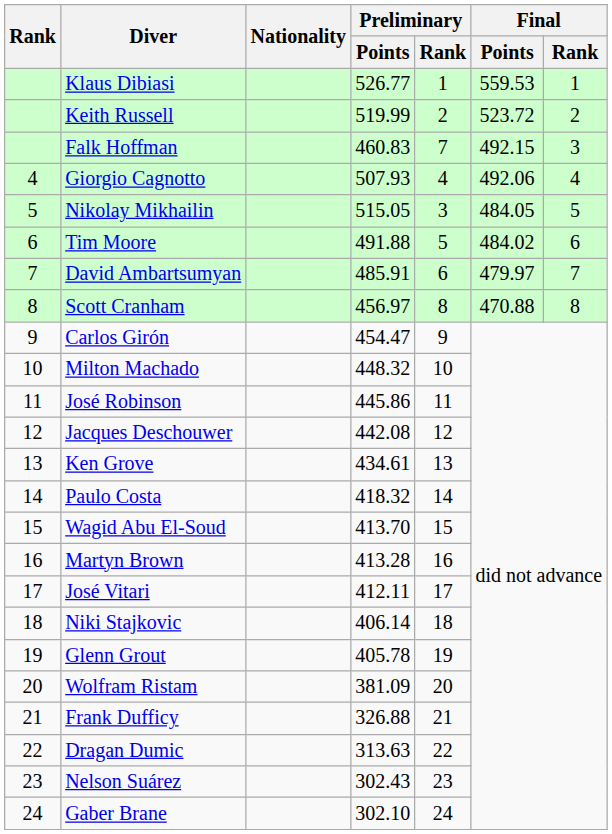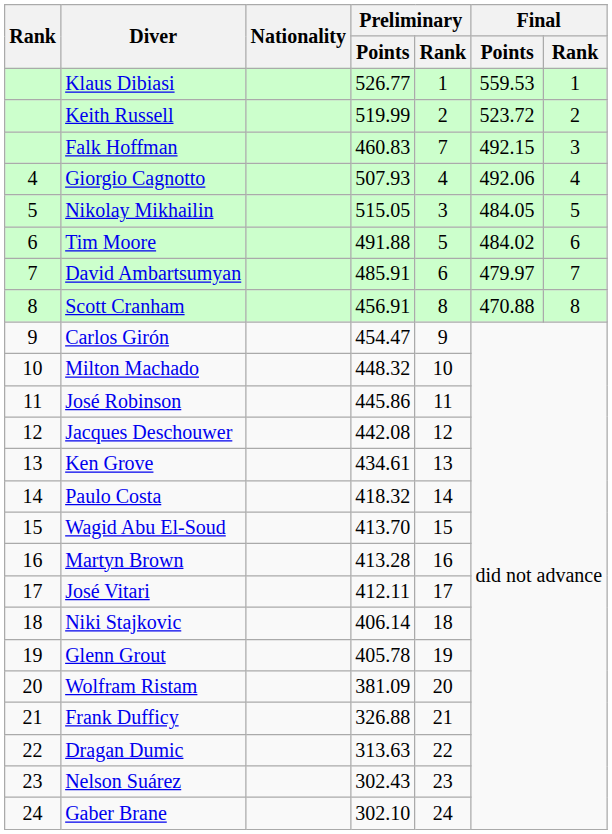(383, 305) 456.97 -> (383, 305) 456.91
